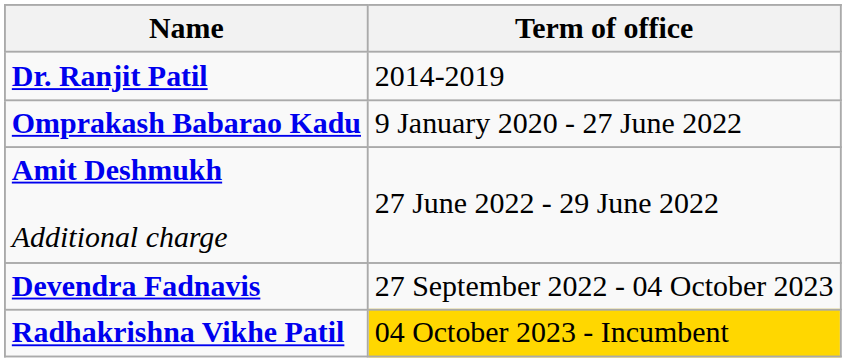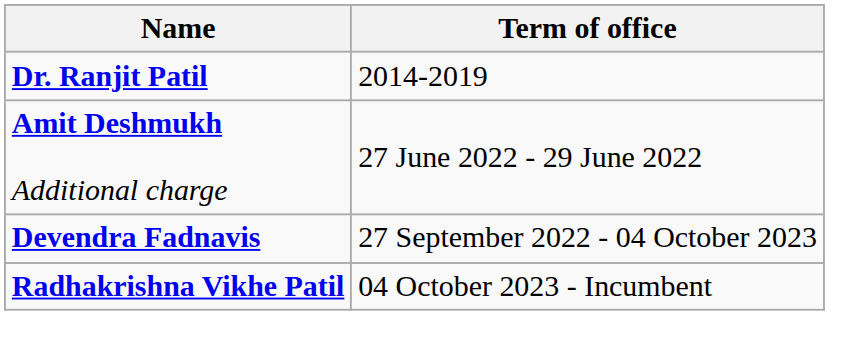- row: (186, 123)
(552, 332) gold background -> (535, 285) no background
